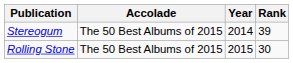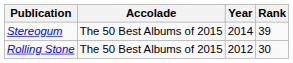(240, 49) 2015 -> (240, 49) 2012
